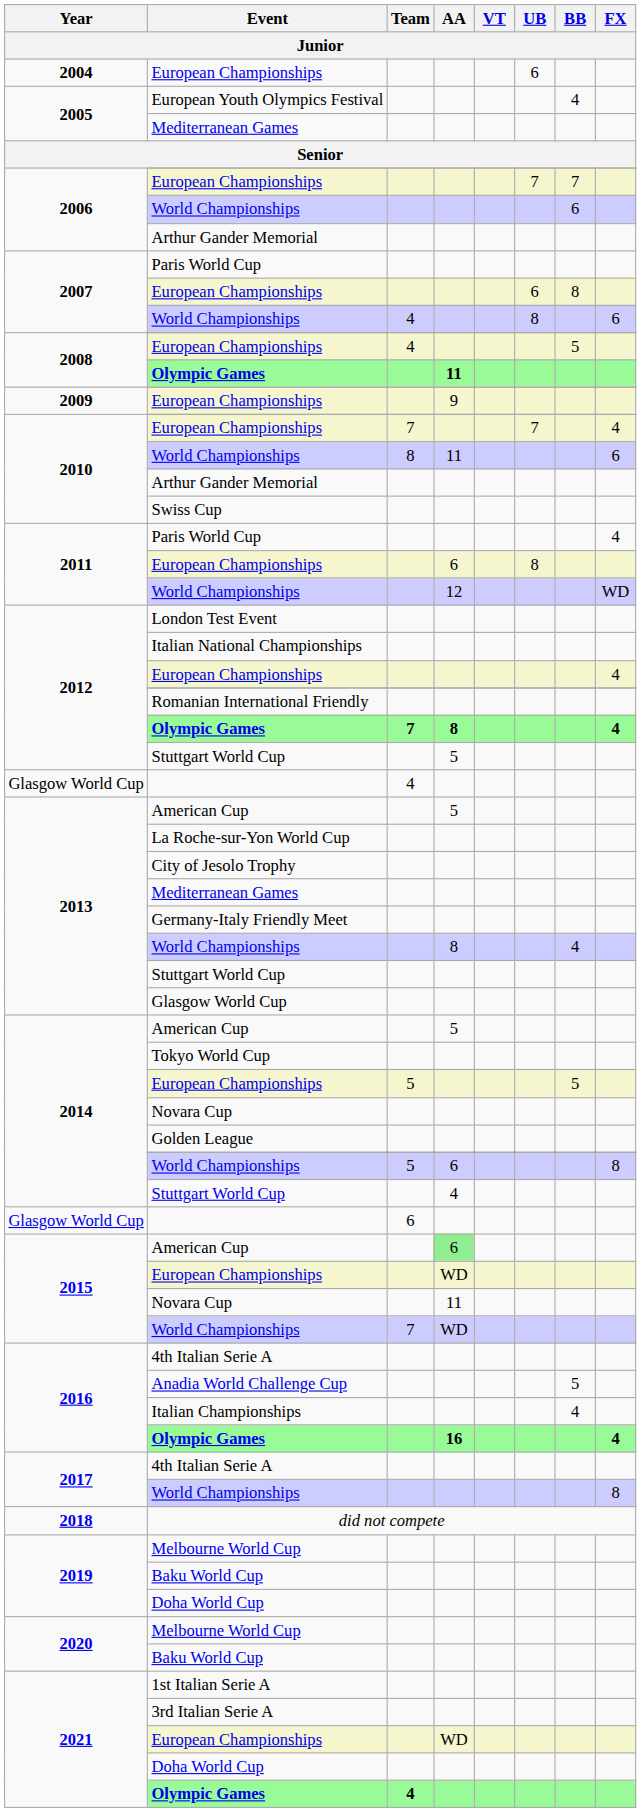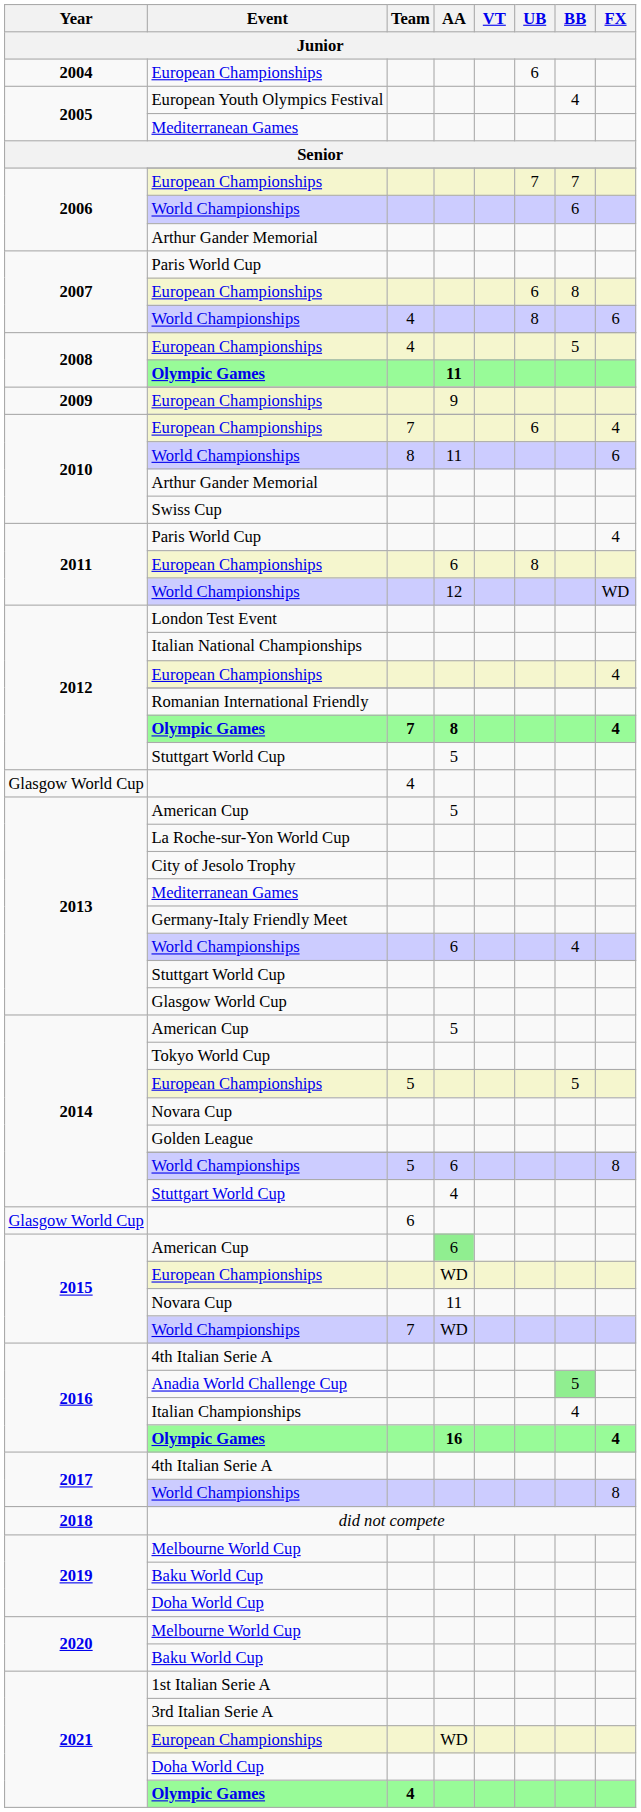(535, 428) 7 -> (535, 428) 6
(454, 947) 8 -> (454, 947) 6
(575, 1384) no background -> (575, 1384) lightgreen background
